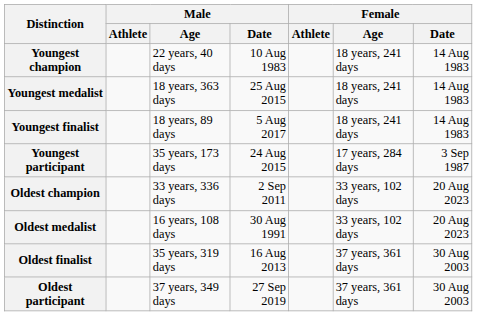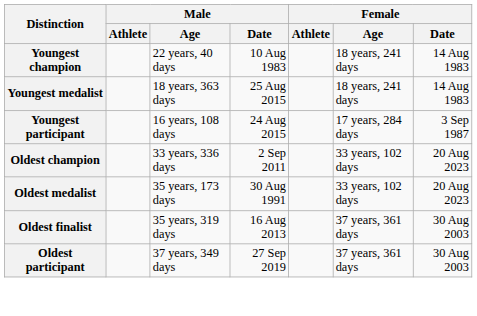- row: (55, 127)
(186, 160) 35 years, 173 days -> (186, 127) 16 years, 108 days
(186, 227) 16 years, 108 days -> (186, 193) 35 years, 173 days
